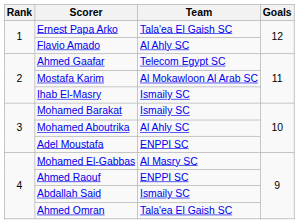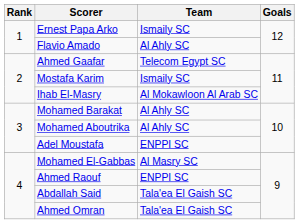(186, 29) Tala'ea El Gaish SC -> (165, 29) Ismaily SC
(199, 78) Al Mokawloon Al Arab SC -> (165, 78) Ismaily SC
(165, 95) Ismaily SC -> (199, 95) Al Mokawloon Al Arab SC
(165, 111) Ismaily SC -> (165, 111) Al Ahly SC
(165, 194) Ismaily SC -> (186, 194) Tala'ea El Gaish SC
